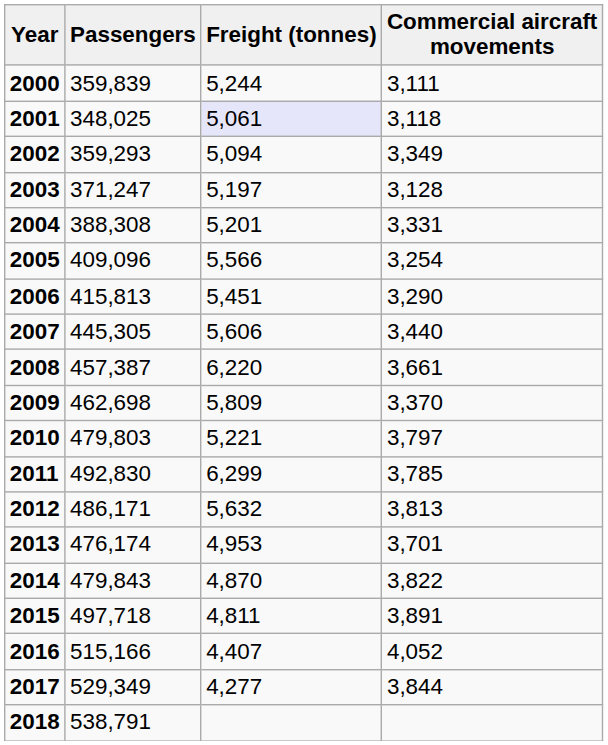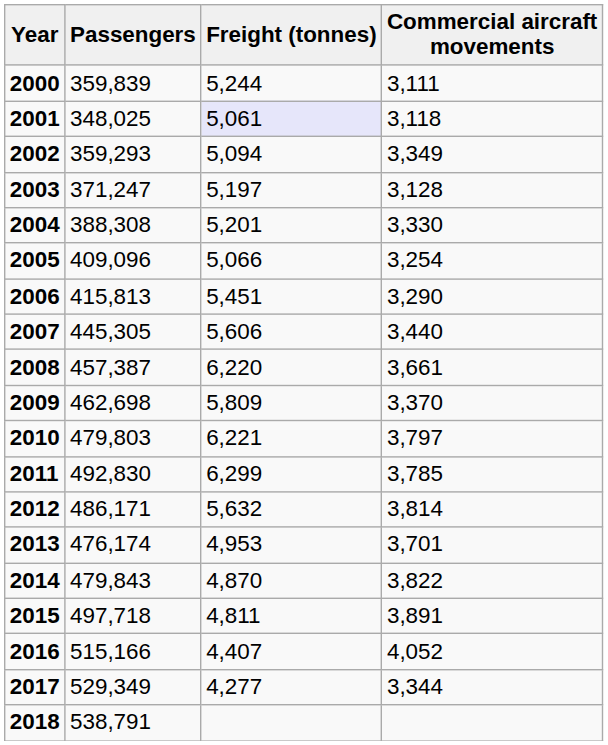(415, 225) 3,331 -> (415, 225) 3,330
(234, 260) 5,566 -> (234, 260) 5,066
(234, 438) 5,221 -> (234, 438) 6,221
(415, 509) 3,813 -> (415, 509) 3,814
(415, 686) 3,844 -> (415, 686) 3,344
